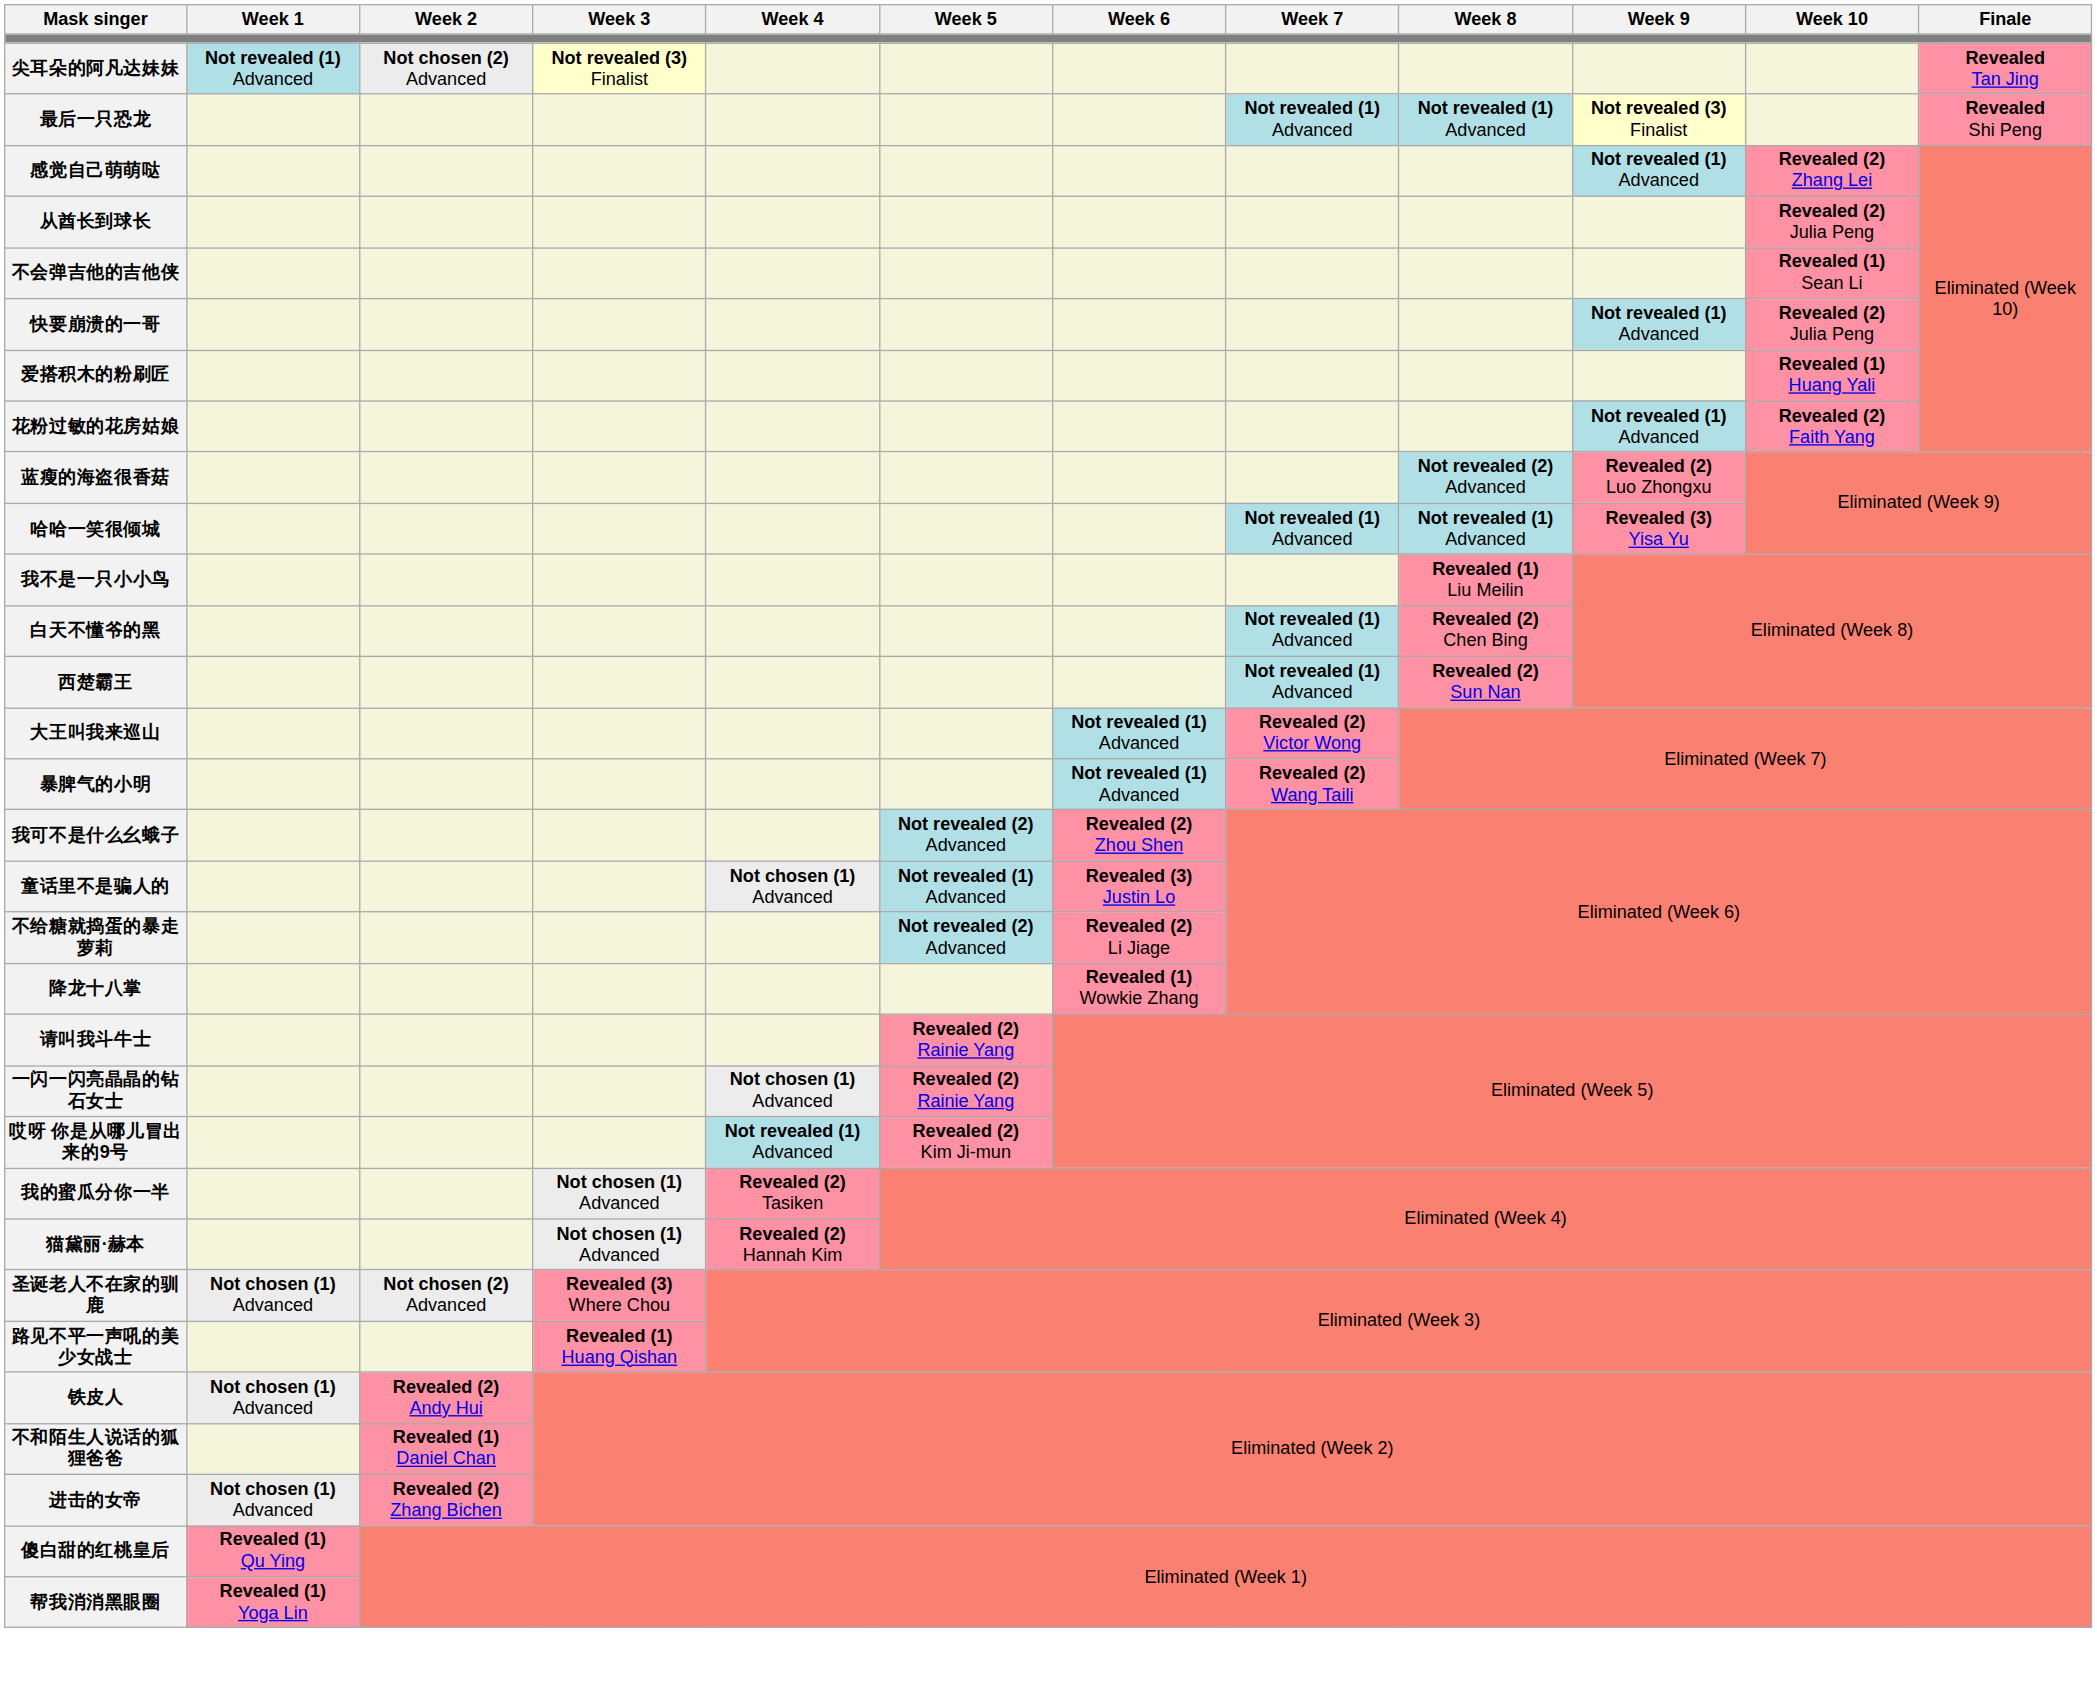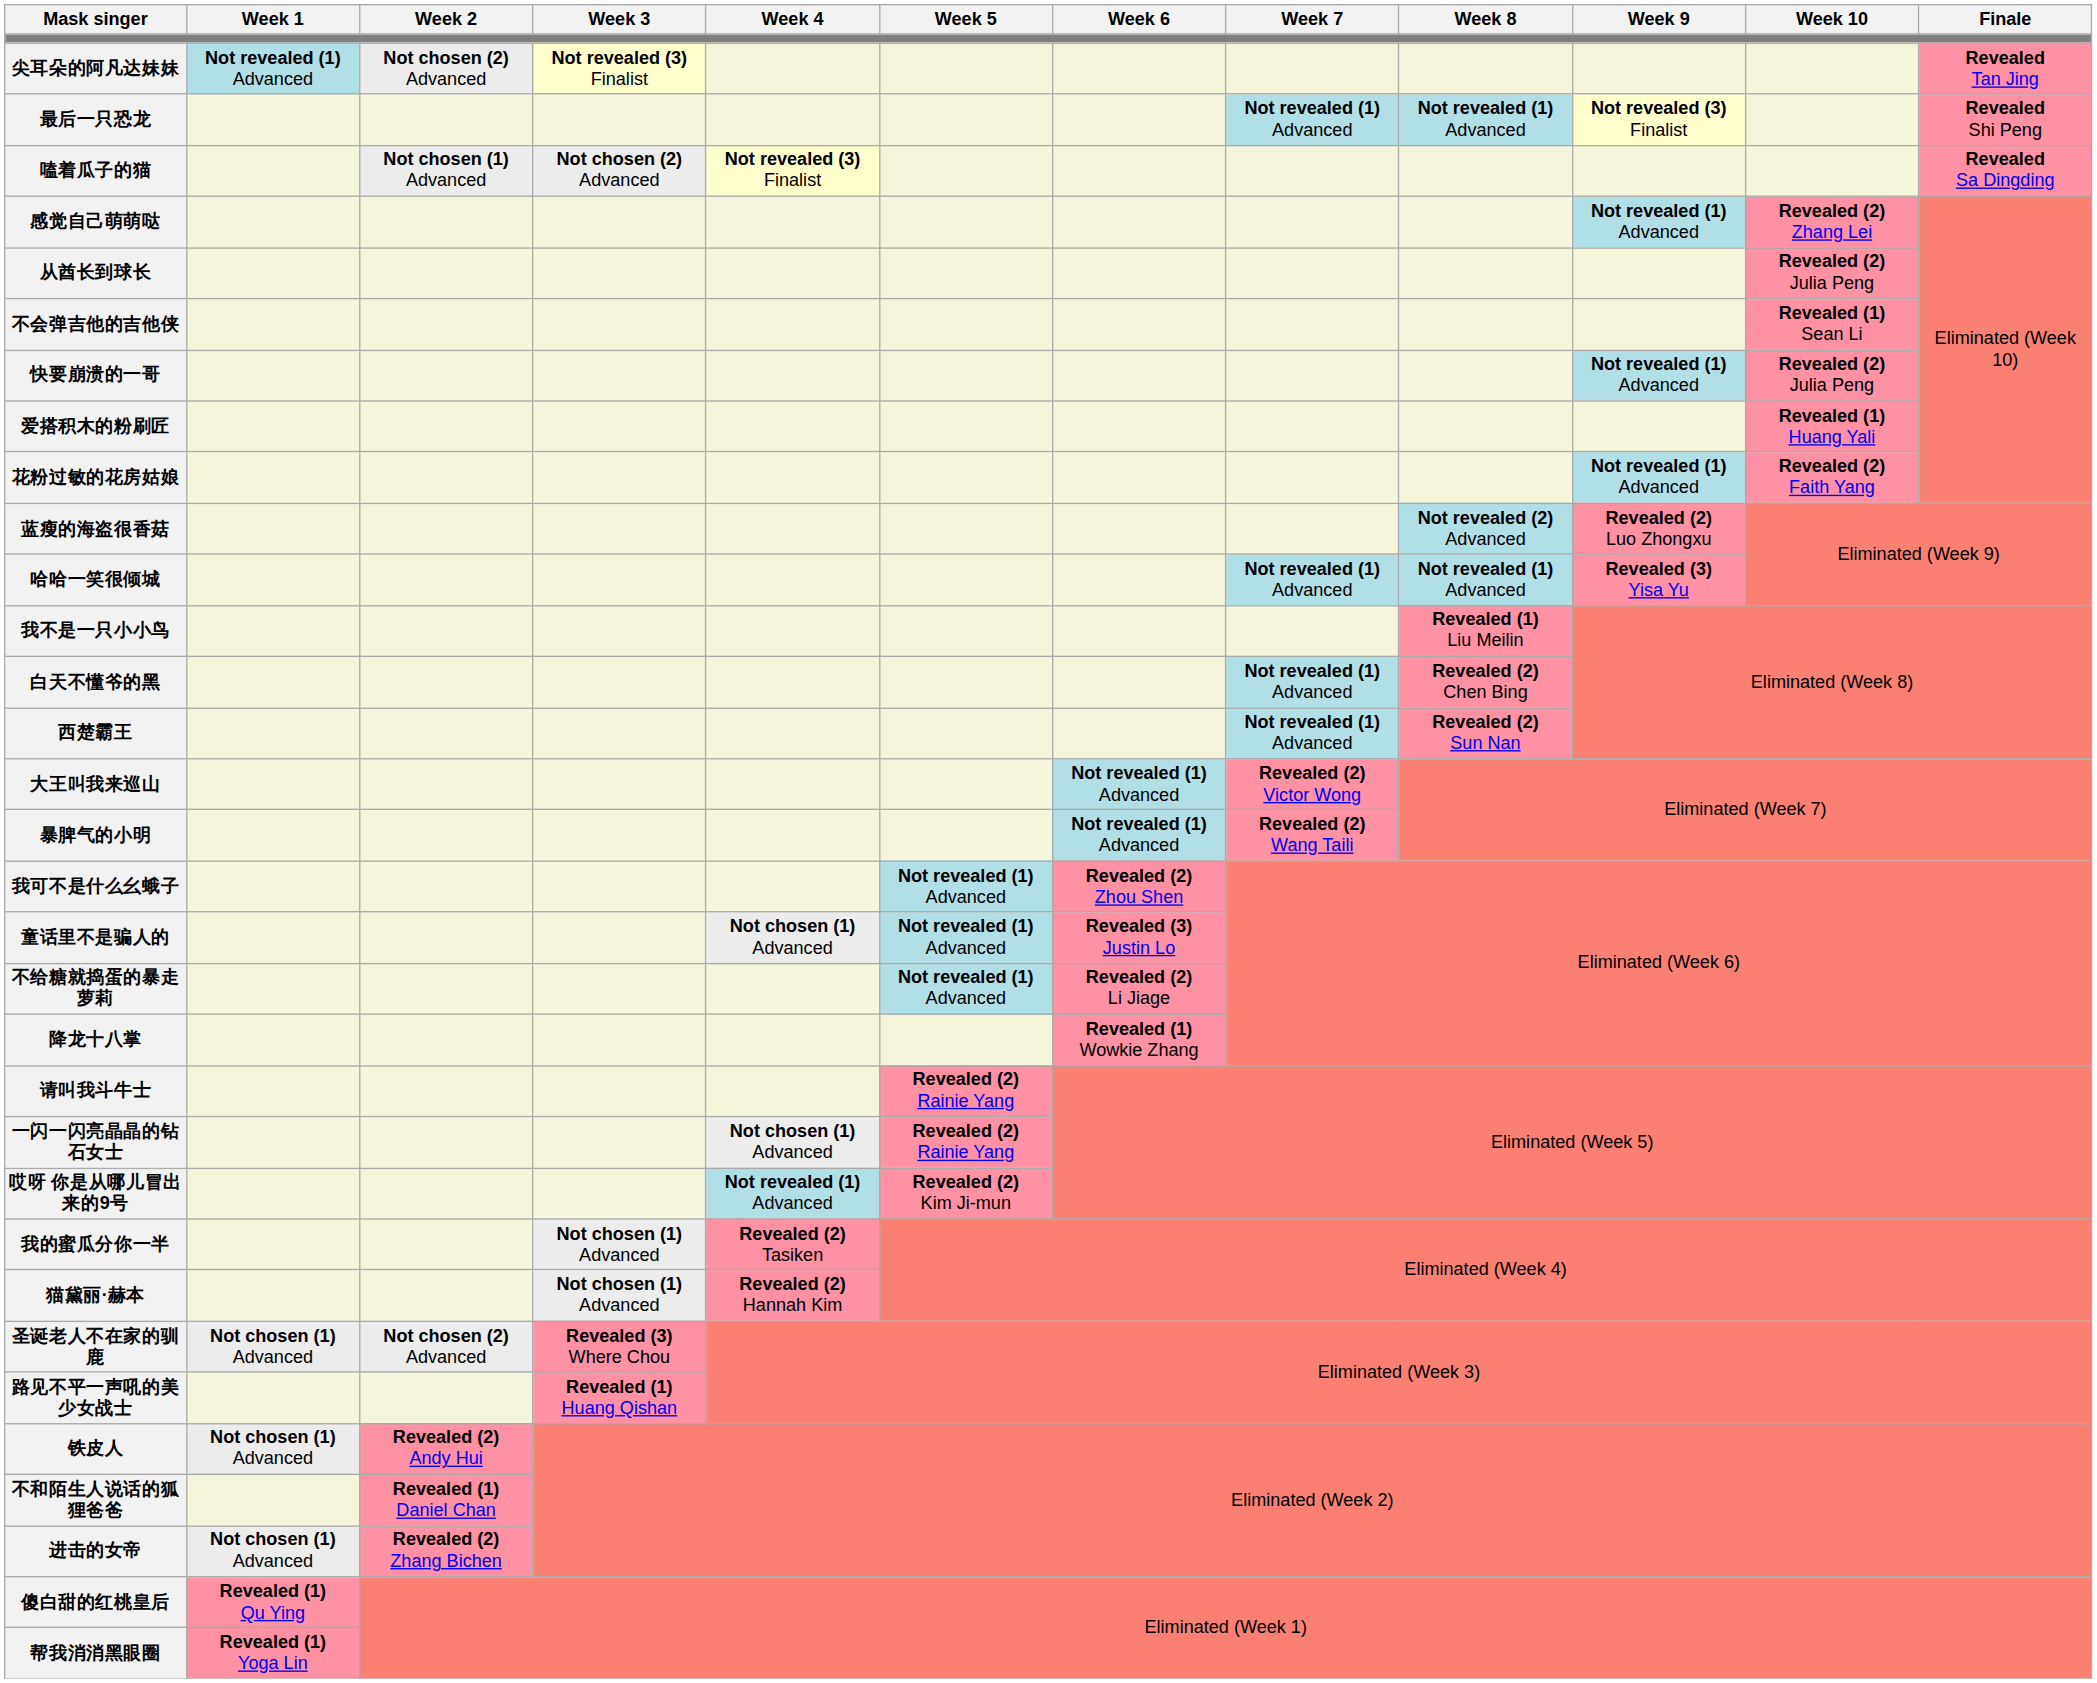+ row: (95, 170)
(966, 834) Not revealed (2) Advanced -> (966, 886) Not revealed (1) Advanced
(966, 937) Not revealed (2) Advanced -> (966, 988) Not revealed (1) Advanced
